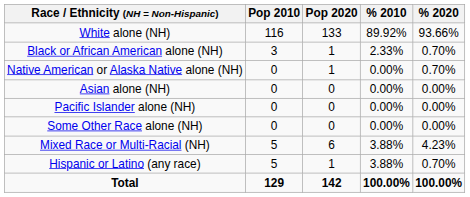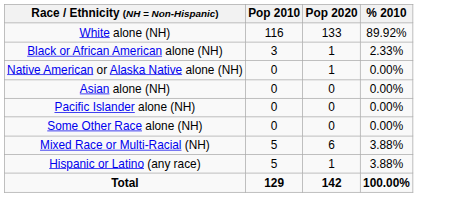- column: (439, 13)
